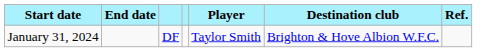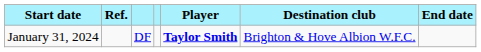columns swapped: (130, 15) <-> (457, 15)
(226, 36) normal -> (200, 36) bold
